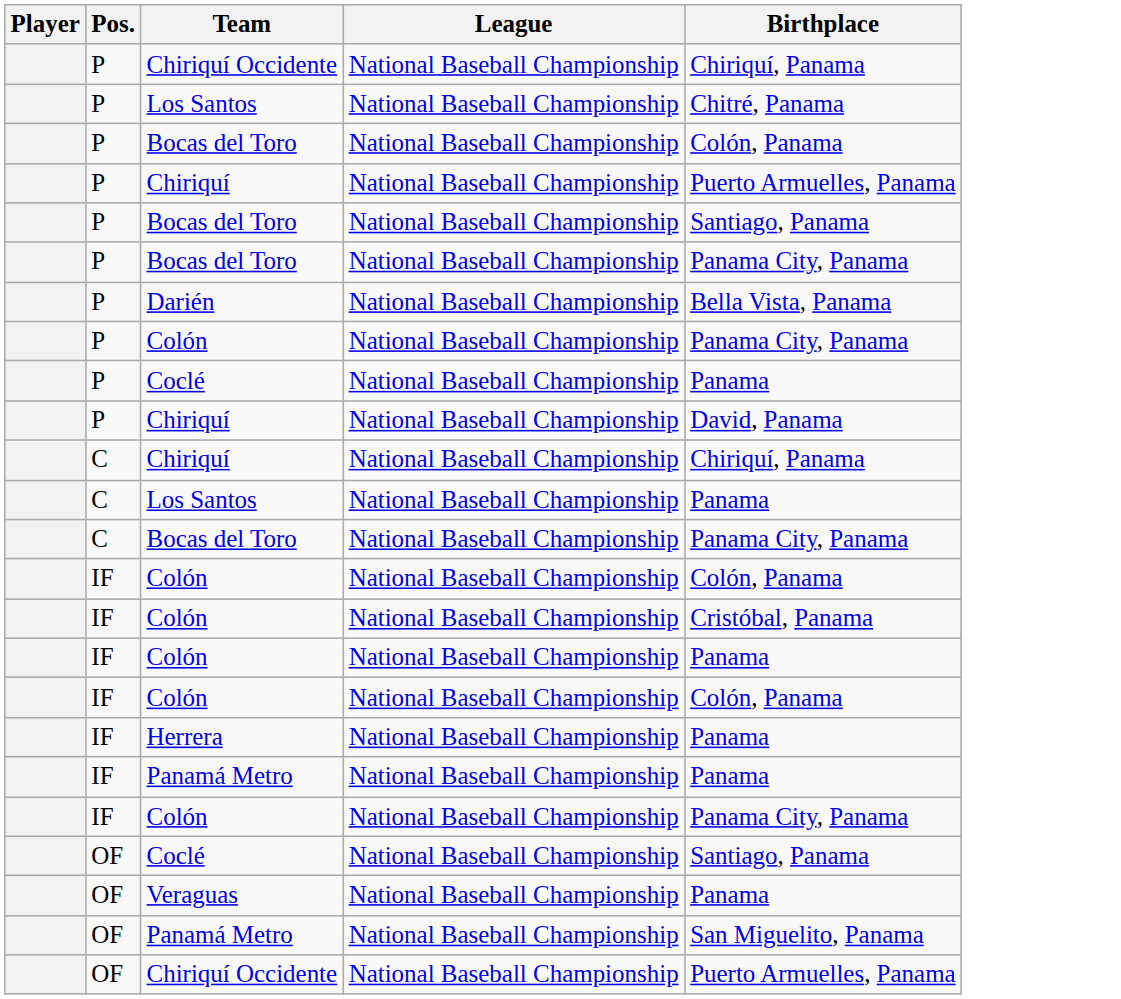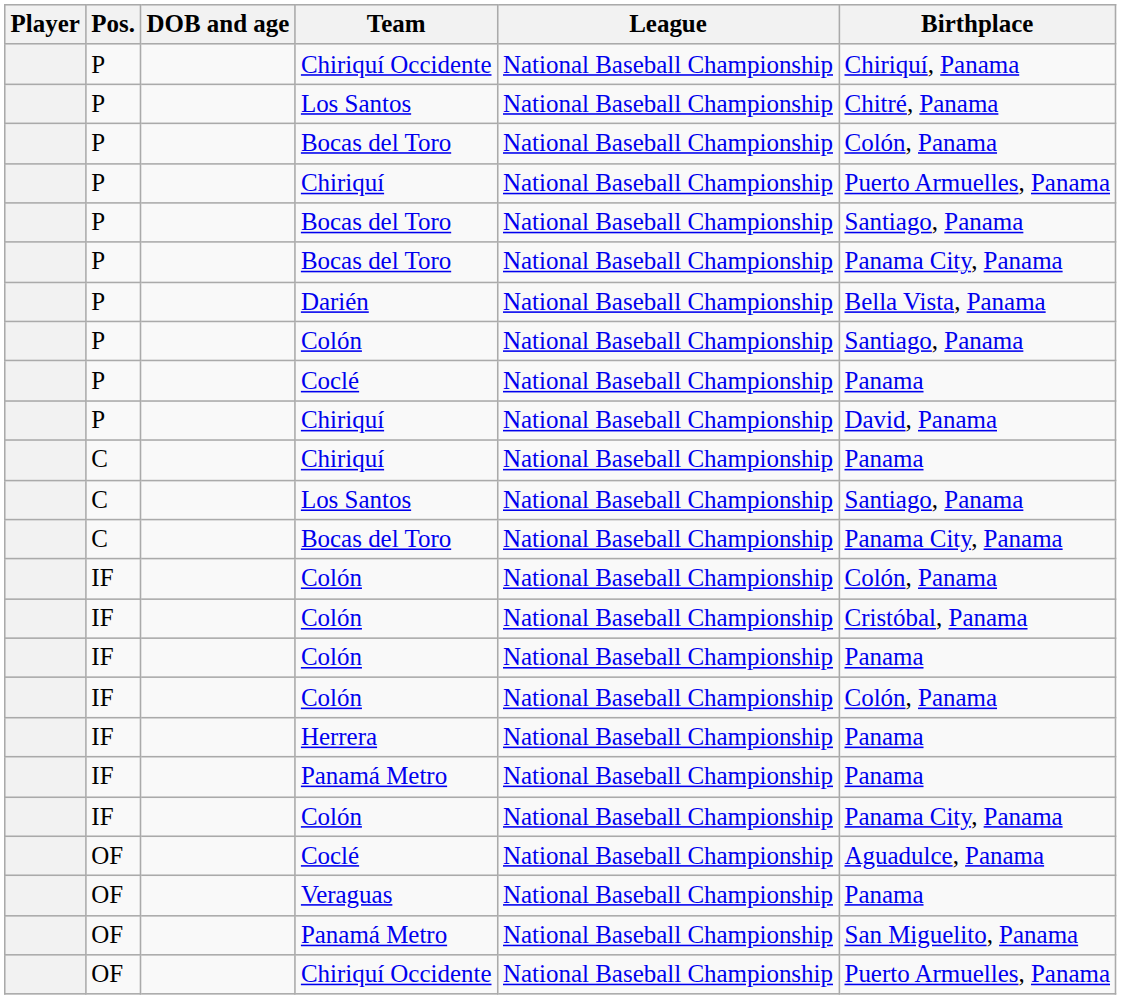+ column: (218, 24)
(799, 340) Panama City, Panama -> (934, 340) Santiago, Panama
(777, 459) Chiriquí, Panama -> (884, 459) Panama
(730, 499) Panama -> (934, 499) Santiago, Panama
(780, 855) Santiago, Panama -> (944, 855) Aguadulce, Panama
